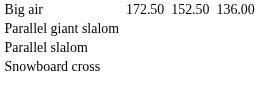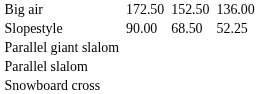+ row: (34, 28)
